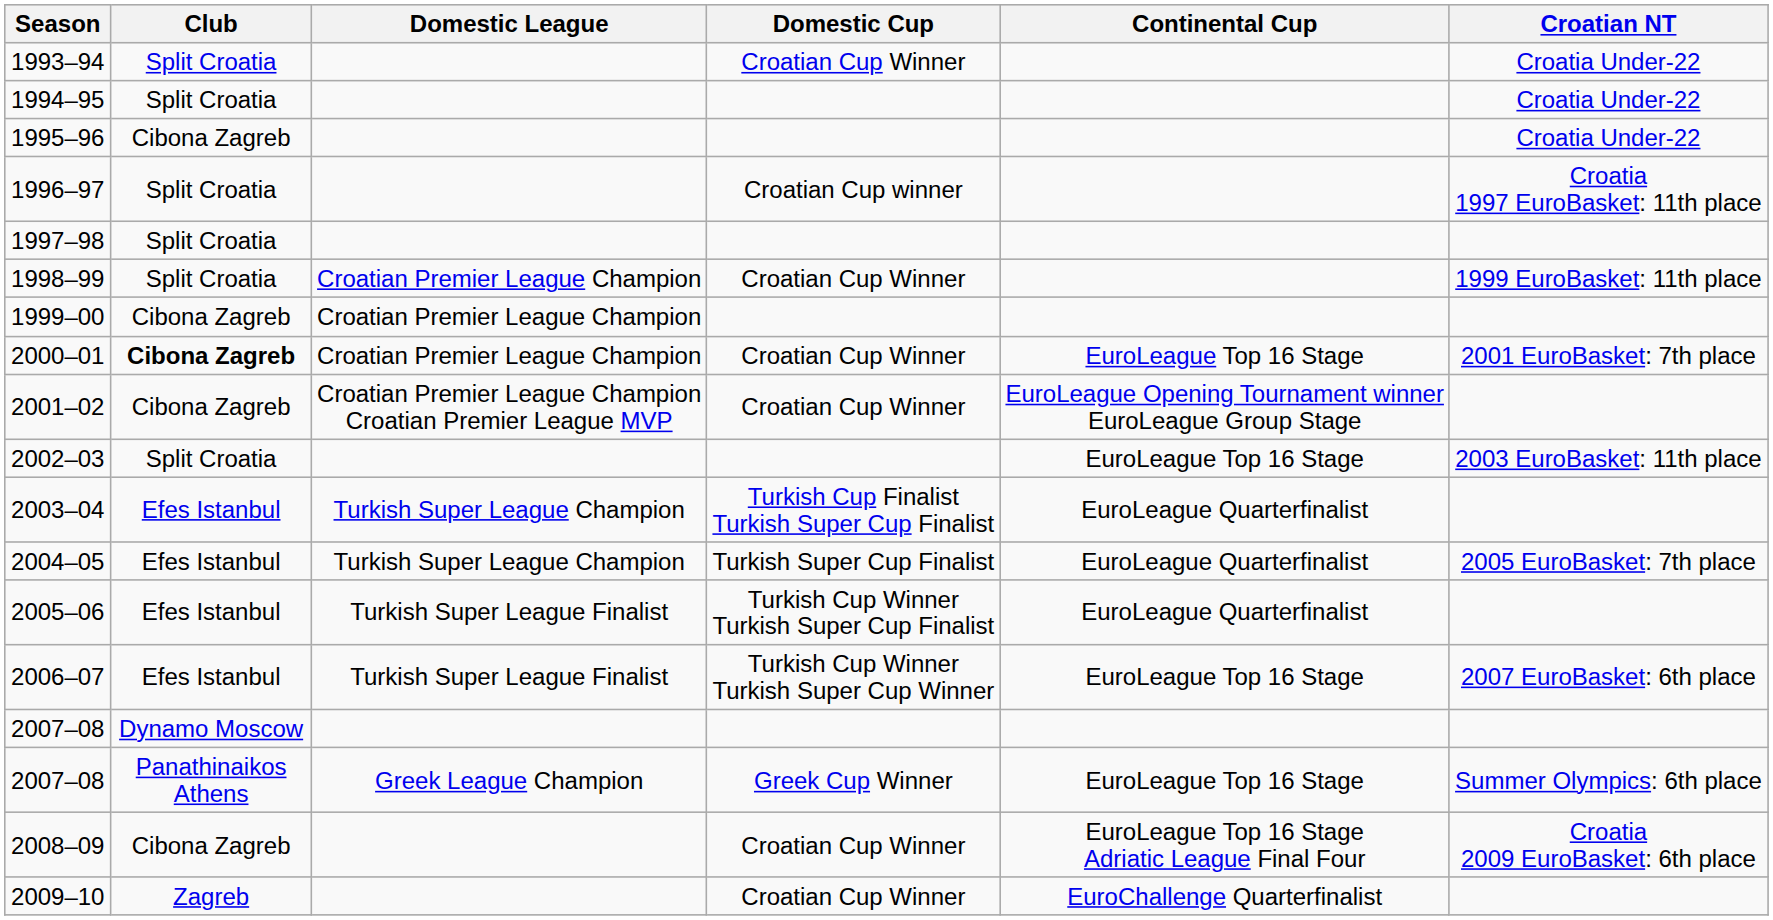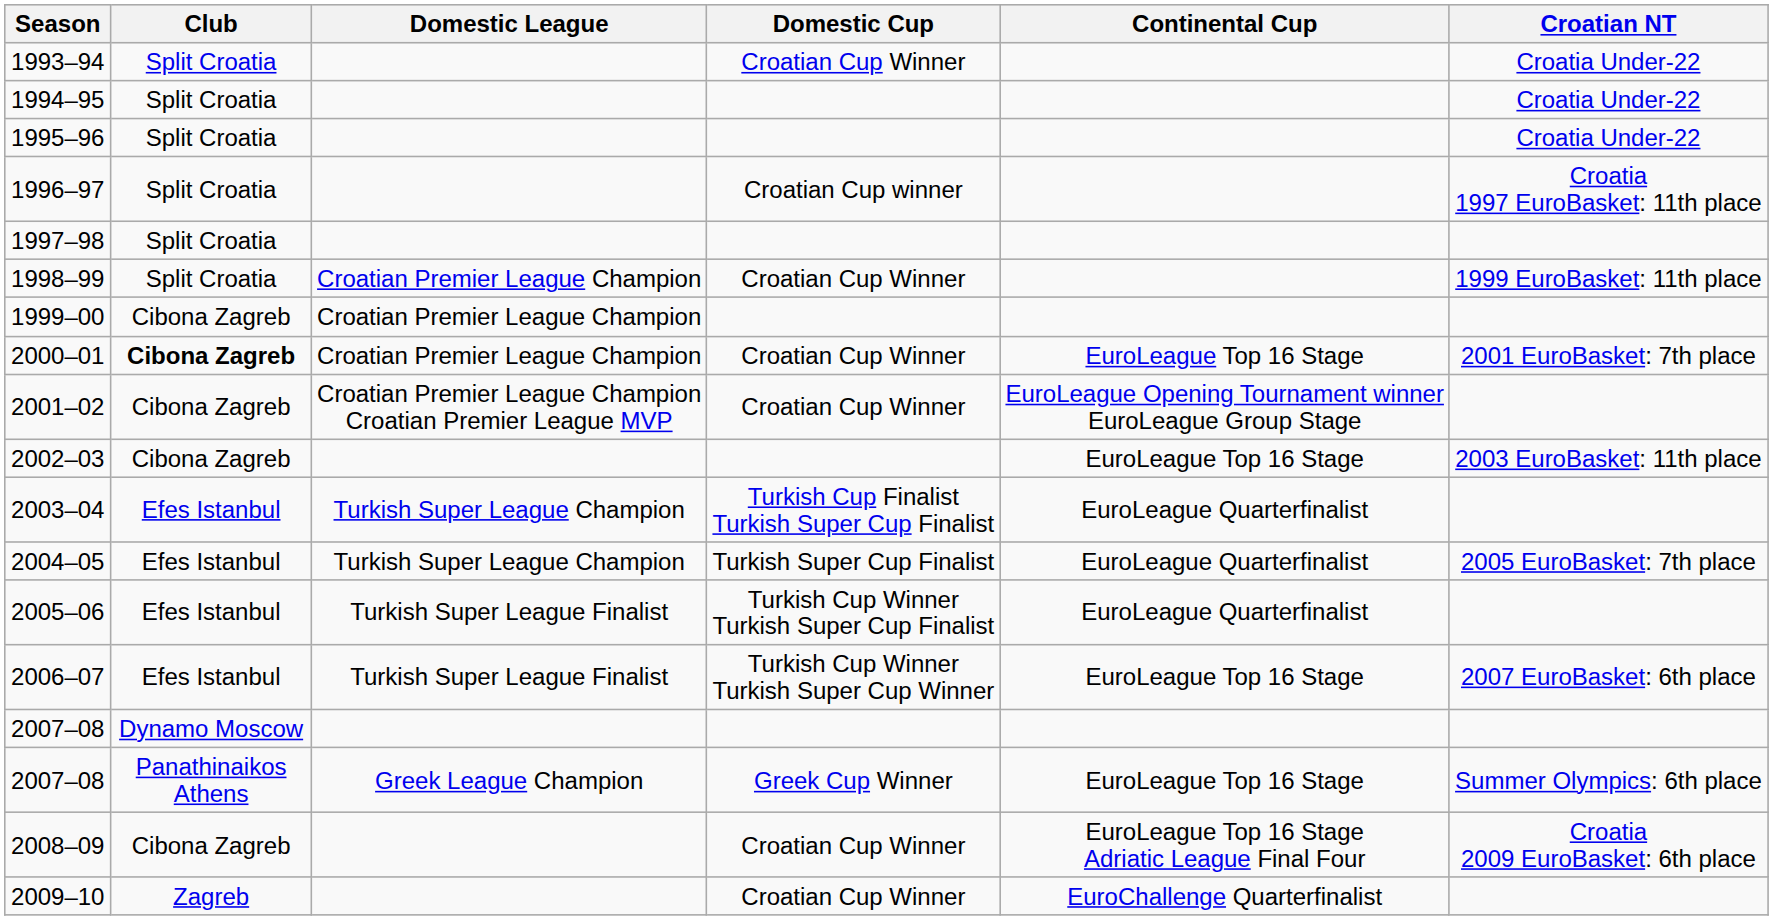(211, 138) Cibona Zagreb -> (211, 138) Split Croatia
(211, 458) Split Croatia -> (211, 458) Cibona Zagreb
